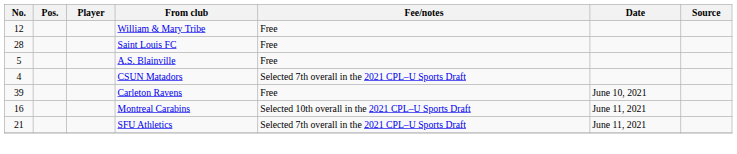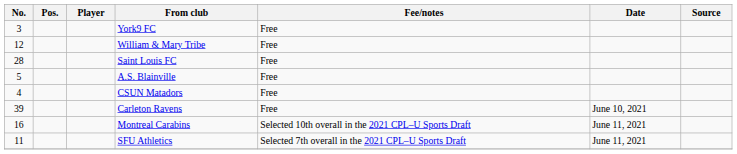+ row: (137, 28)
(363, 76) Selected 7th overall in the 2021 CPL–U Sports Draft -> (269, 92) Free
(19, 124) 21 -> (19, 141) 11
